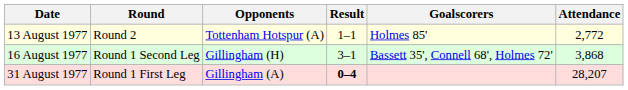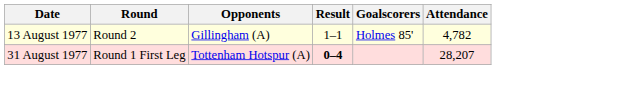(265, 34) Tottenham Hotspur (A) -> (231, 34) Gillingham (A)
(589, 34) 2,772 -> (457, 34) 4,782
- row: (47, 54)
(245, 74) Gillingham (A) -> (251, 54) Tottenham Hotspur (A)
